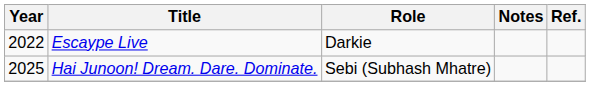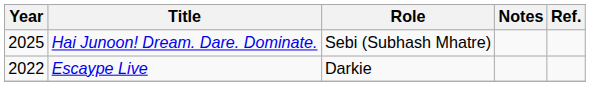rows swapped: (100, 42) <-> (185, 68)
